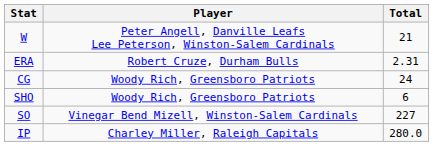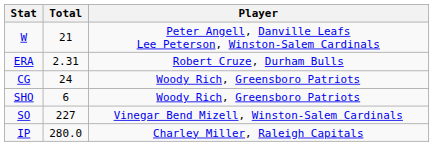columns swapped: (213, 13) <-> (406, 13)
